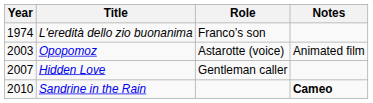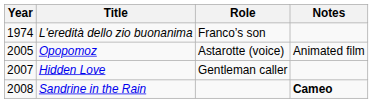(20, 51) 2003 -> (20, 51) 2005
(20, 88) 2010 -> (20, 88) 2008
